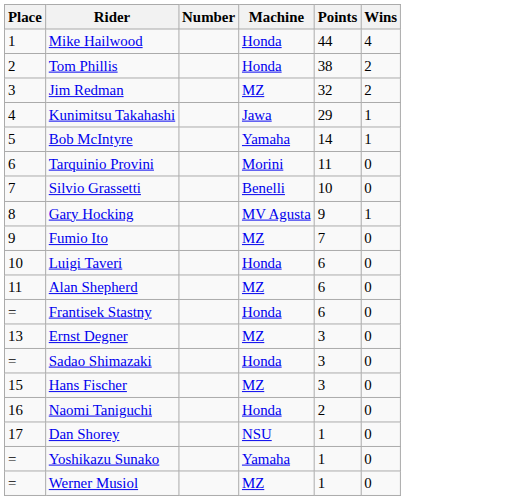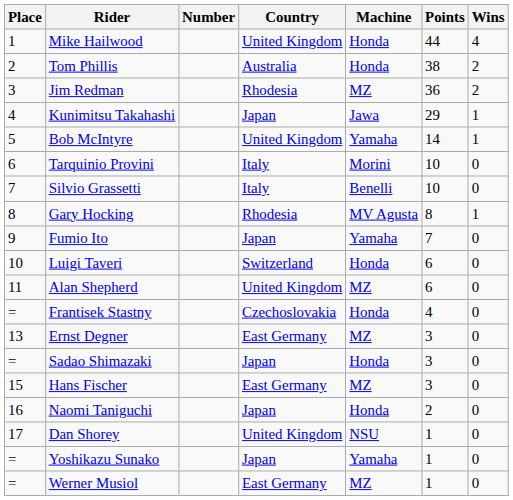+ column: (292, 16)
(325, 90) 32 -> (432, 90) 36
(325, 164) 11 -> (432, 164) 10
(321, 213) 9 -> (429, 213) 8
(253, 238) MZ -> (373, 238) Yamaha
(321, 311) 6 -> (429, 311) 4
